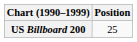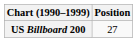(112, 29) 25 -> (112, 29) 27
